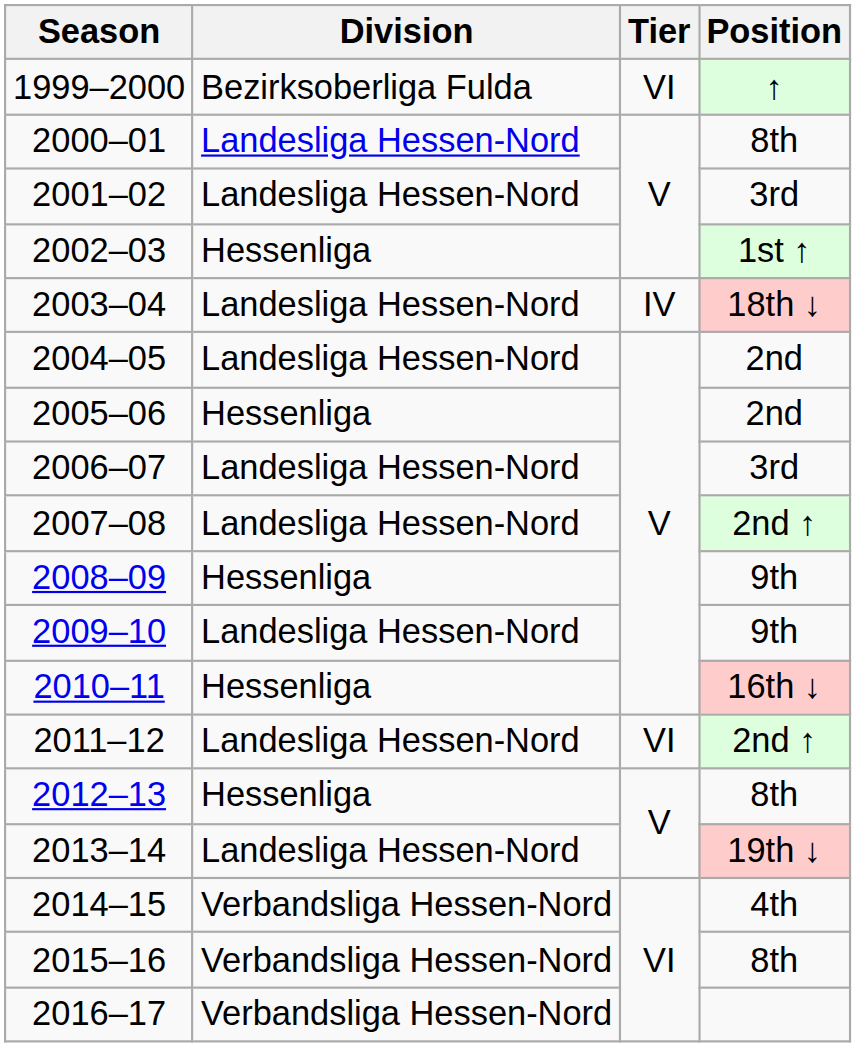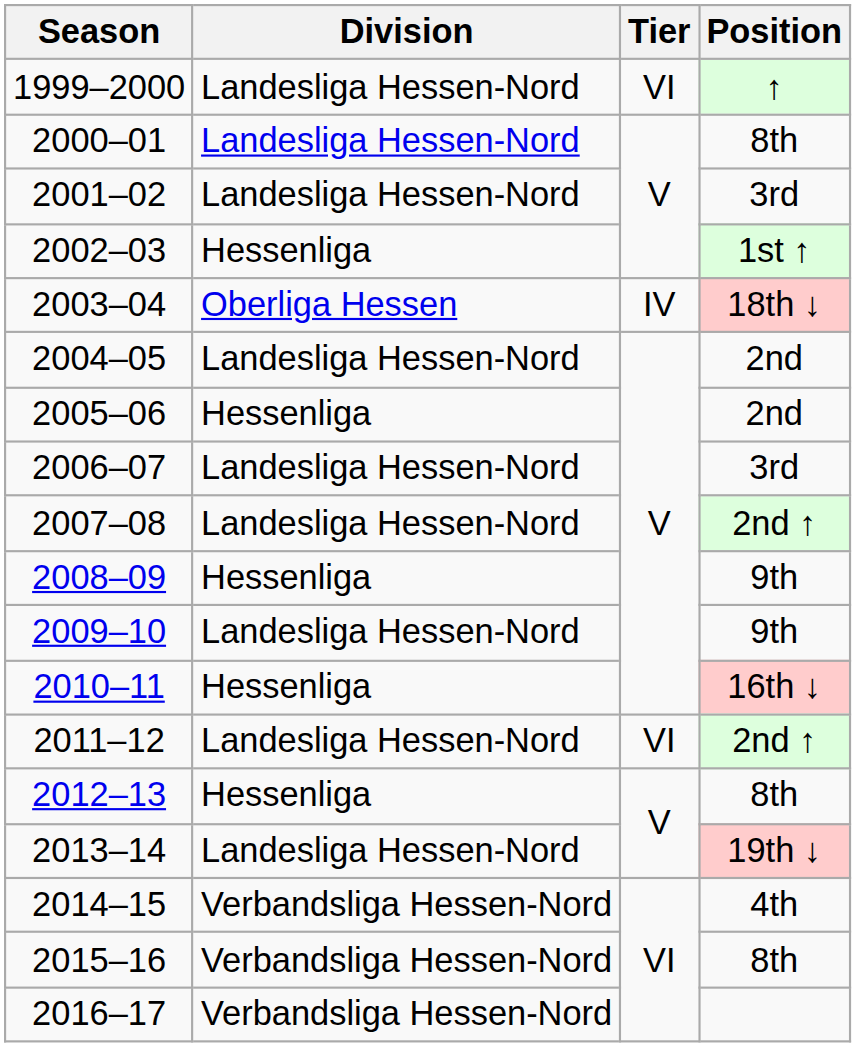(366, 86) Bezirksoberliga Fulda -> (390, 86) Landesliga Hessen-Nord
(390, 304) Landesliga Hessen-Nord -> (329, 304) Oberliga Hessen
